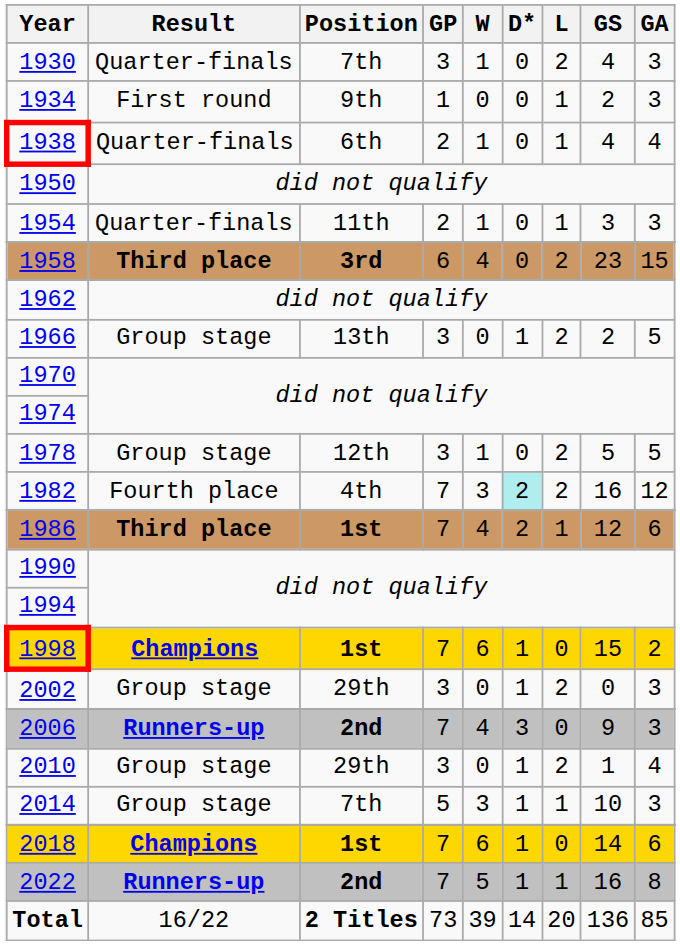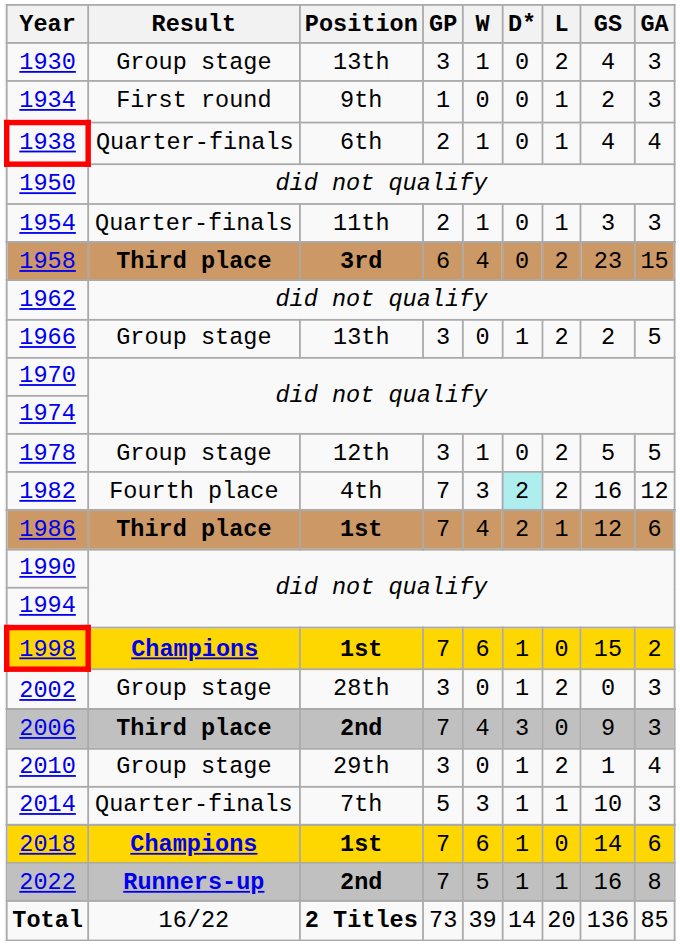(194, 62) Quarter-finals -> (194, 62) Group stage
(361, 62) 7th -> (361, 62) 13th
(361, 690) 29th -> (361, 690) 28th
(194, 729) Runners-up -> (194, 729) Third place
(194, 806) Group stage -> (194, 806) Quarter-finals
